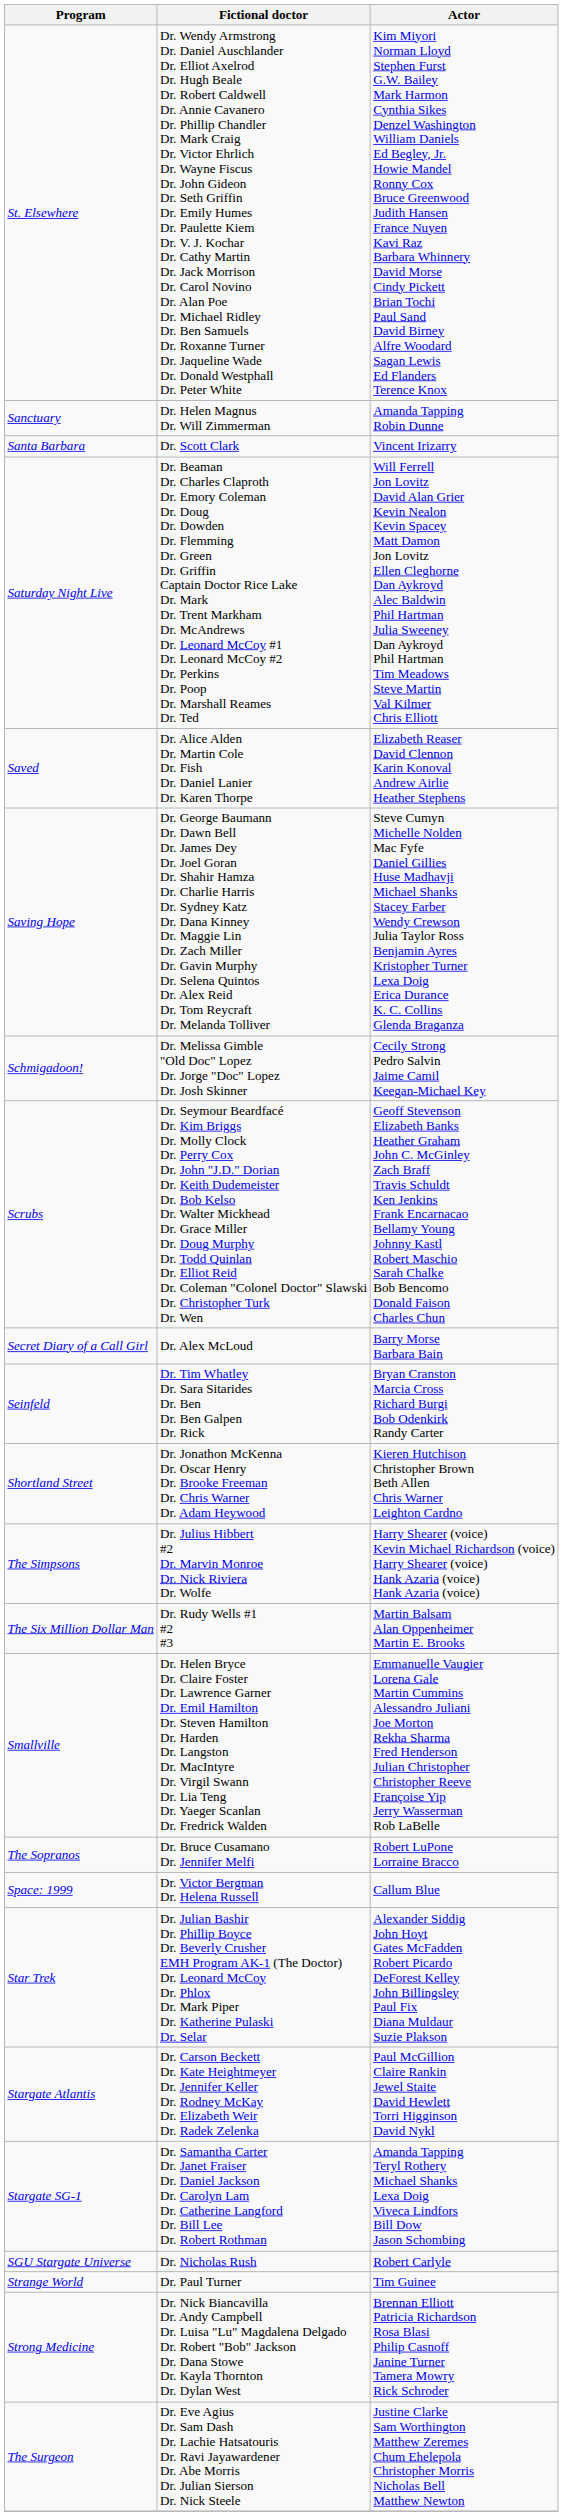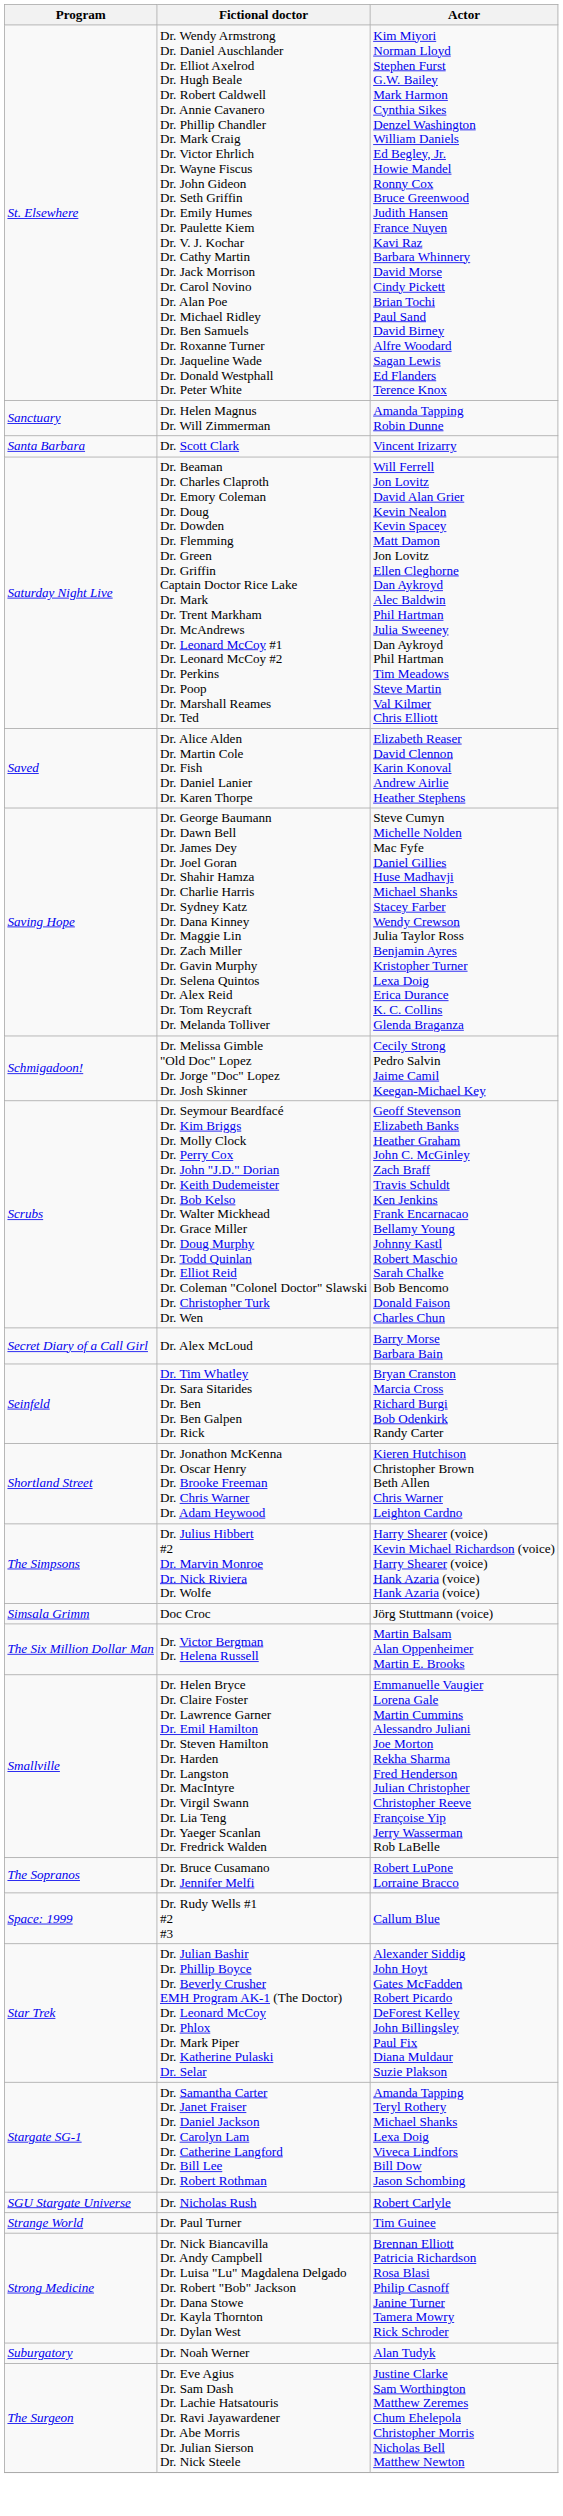+ row: (48, 1613)
(209, 1628) Dr. Rudy Wells #1 #2 #3 -> (212, 1649) Dr. Victor Bergman Dr. Helena Russell
(212, 1890) Dr. Victor Bergman Dr. Helena Russell -> (209, 1918) Dr. Rudy Wells #1 #2 #3
- row: (51, 2094)
+ row: (40, 2353)
